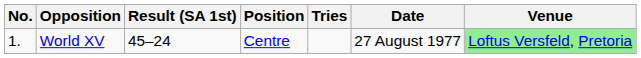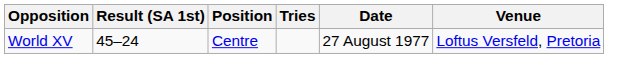- column: (20, 16)
(550, 41) lightgreen background -> (518, 41) no background
